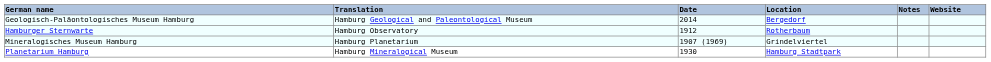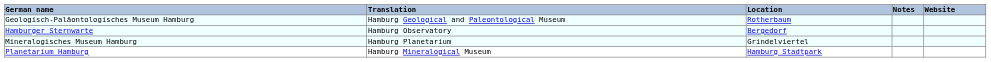- column: (688, 10)
(786, 20) Bergedorf -> (769, 20) Rotherbaum
(788, 31) Rotherbaum -> (767, 31) Bergedorf
